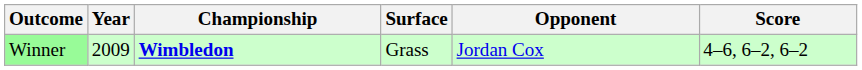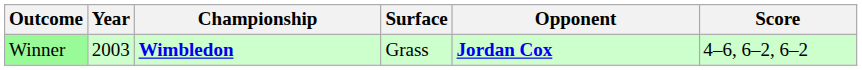(111, 49) 2009 -> (111, 49) 2003
(500, 49) normal -> (504, 49) bold
